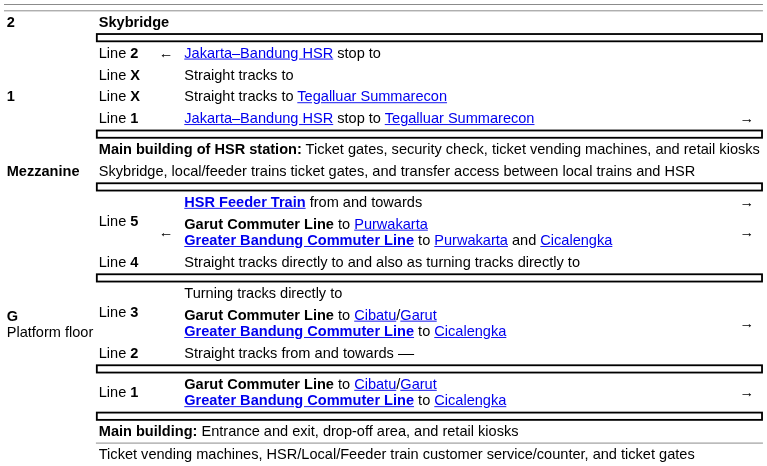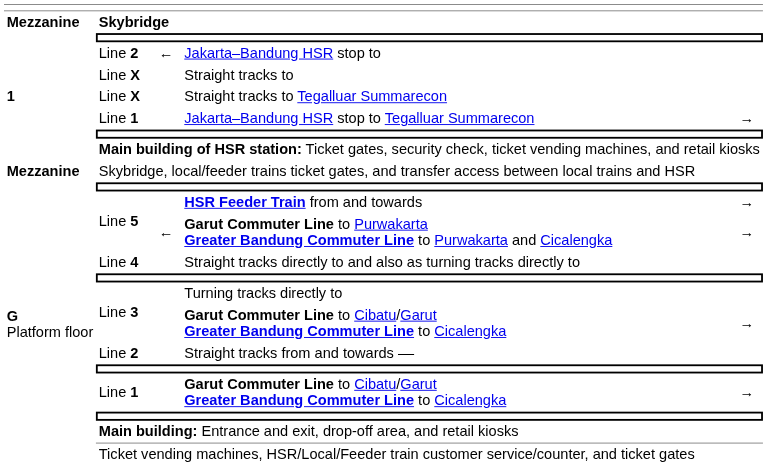(11, 22) 2 -> (43, 22) Mezzanine
